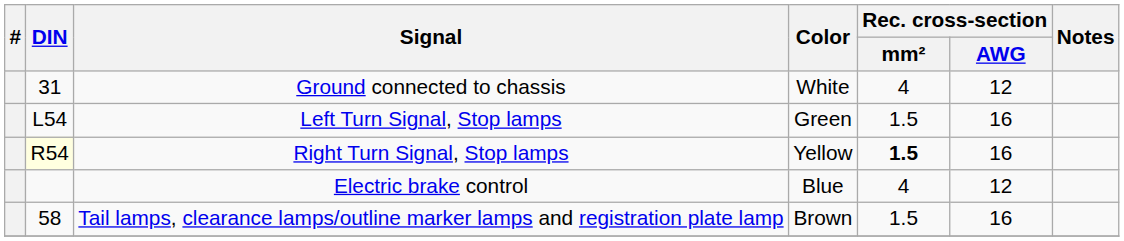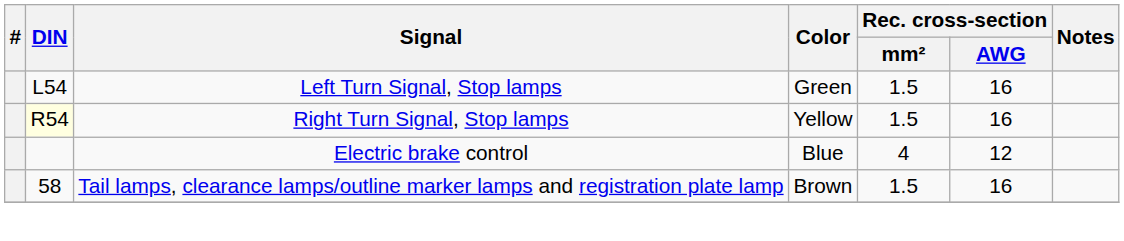- row: (431, 86)
(904, 152) bold -> (904, 119) normal
